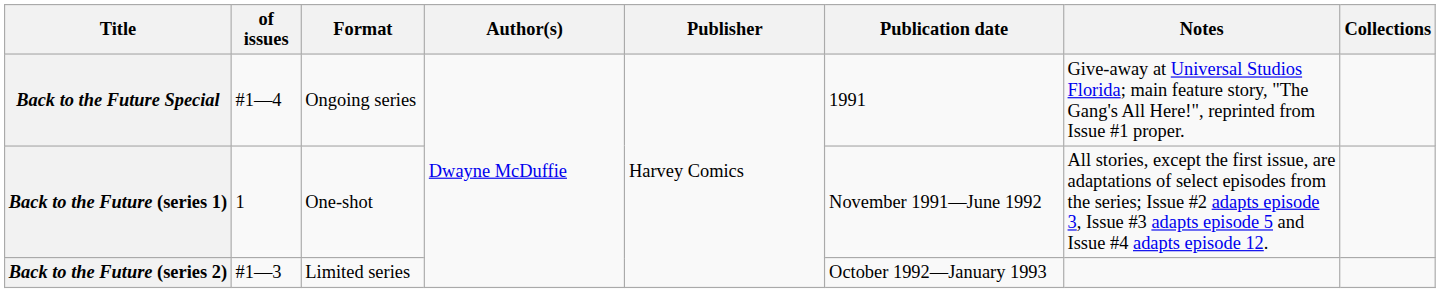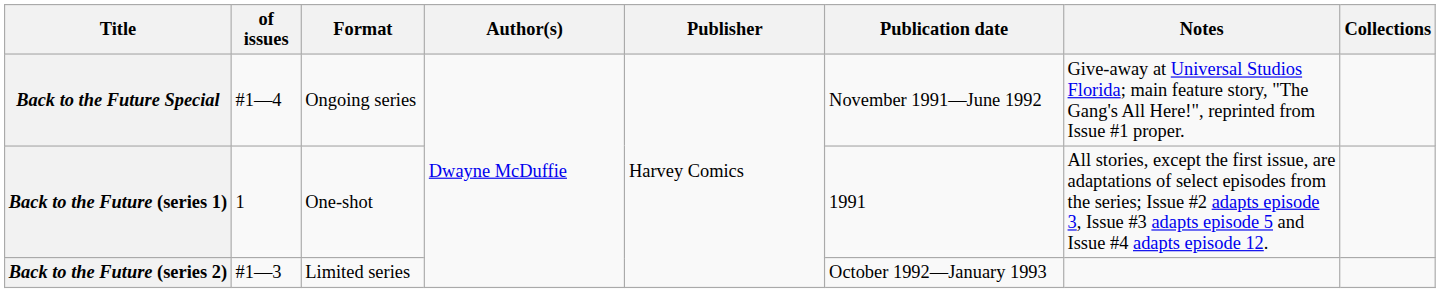(847, 100) 1991 -> (935, 100) November 1991—June 1992
(935, 201) November 1991—June 1992 -> (847, 201) 1991
